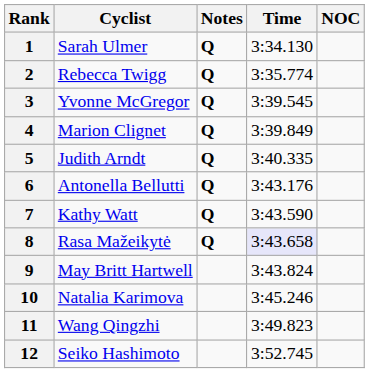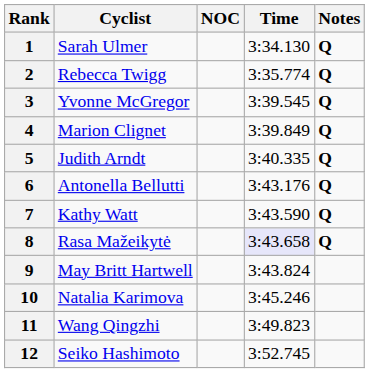columns swapped: (341, 18) <-> (222, 18)
